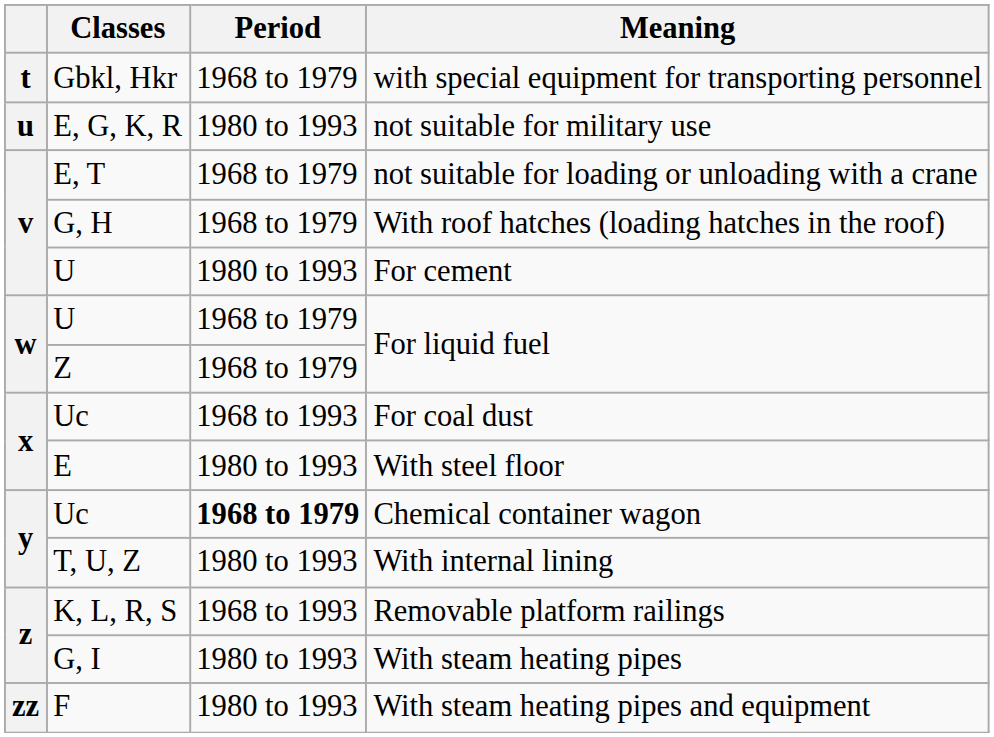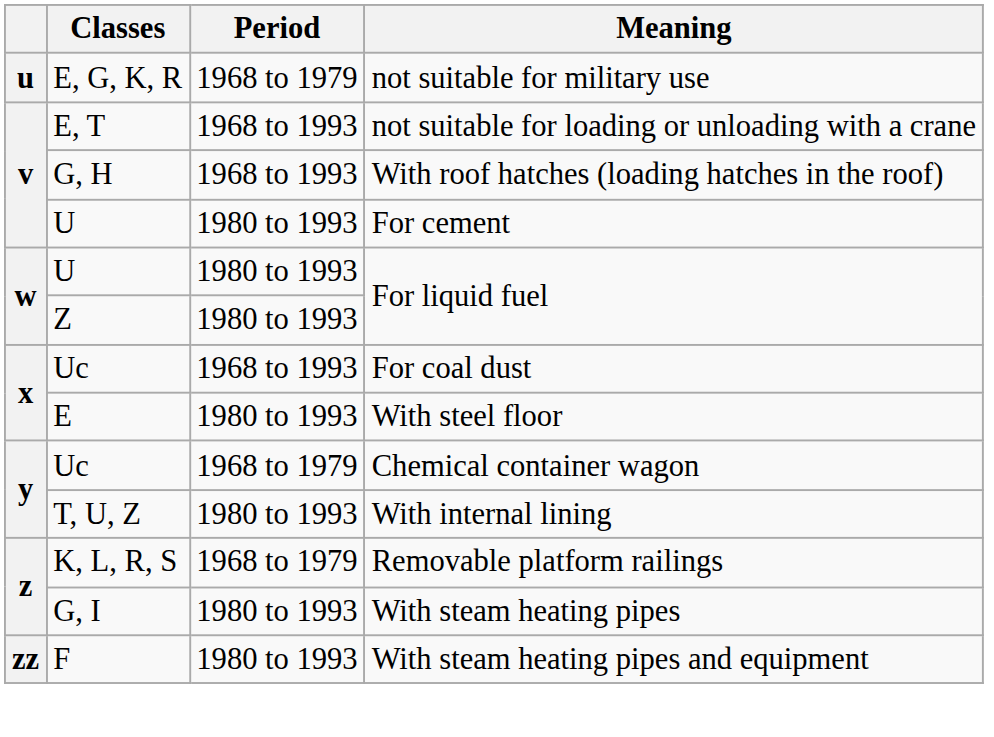- row: (115, 77)
(277, 125) 1980 to 1993 -> (277, 77) 1968 to 1979
(277, 174) 1968 to 1979 -> (277, 125) 1968 to 1993
(277, 222) 1968 to 1979 -> (277, 174) 1968 to 1993
(277, 319) 1968 to 1979 -> (277, 271) 1980 to 1993
(277, 367) 1968 to 1979 -> (277, 319) 1980 to 1993
(278, 513) bold -> (277, 464) normal
(277, 610) 1968 to 1993 -> (277, 561) 1968 to 1979
